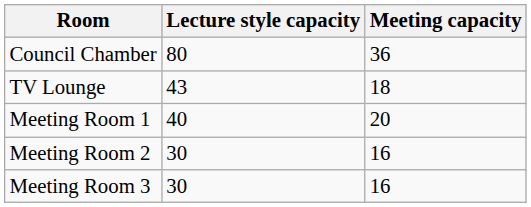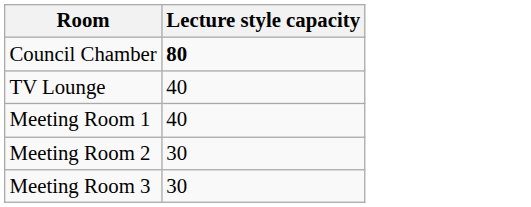- column: (446, 20)
(177, 53) normal -> (177, 53) bold
(177, 86) 43 -> (177, 86) 40
